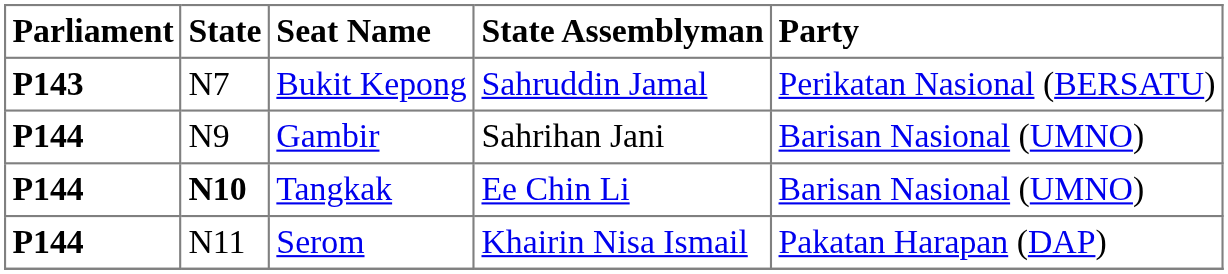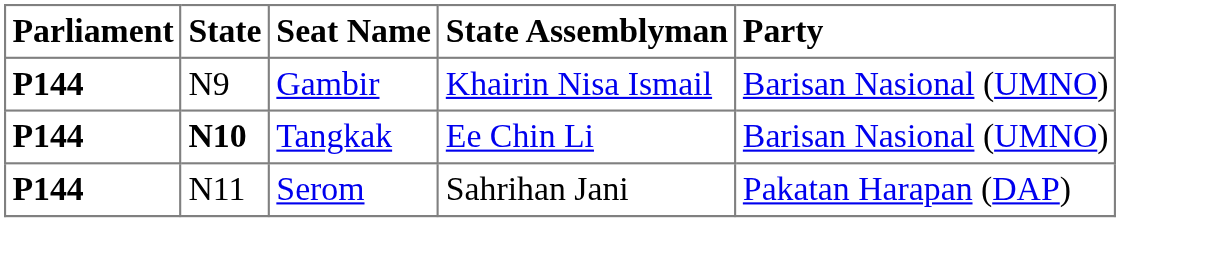- row: (372, 83)
(573, 136) Sahrihan Jani -> (579, 83) Khairin Nisa Ismail
(615, 241) Khairin Nisa Ismail -> (537, 189) Sahrihan Jani
